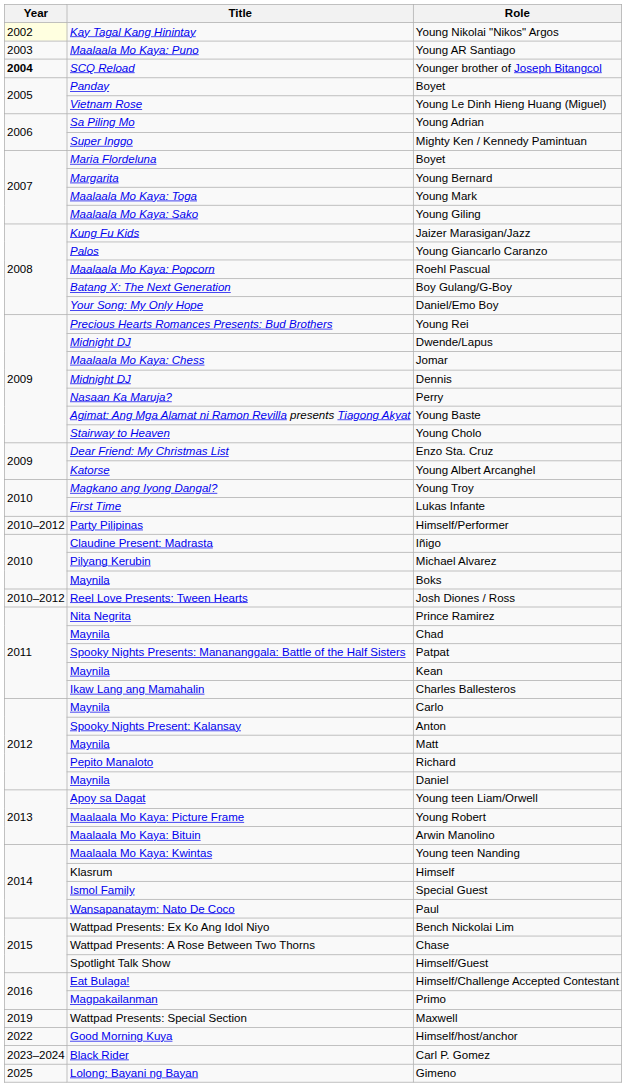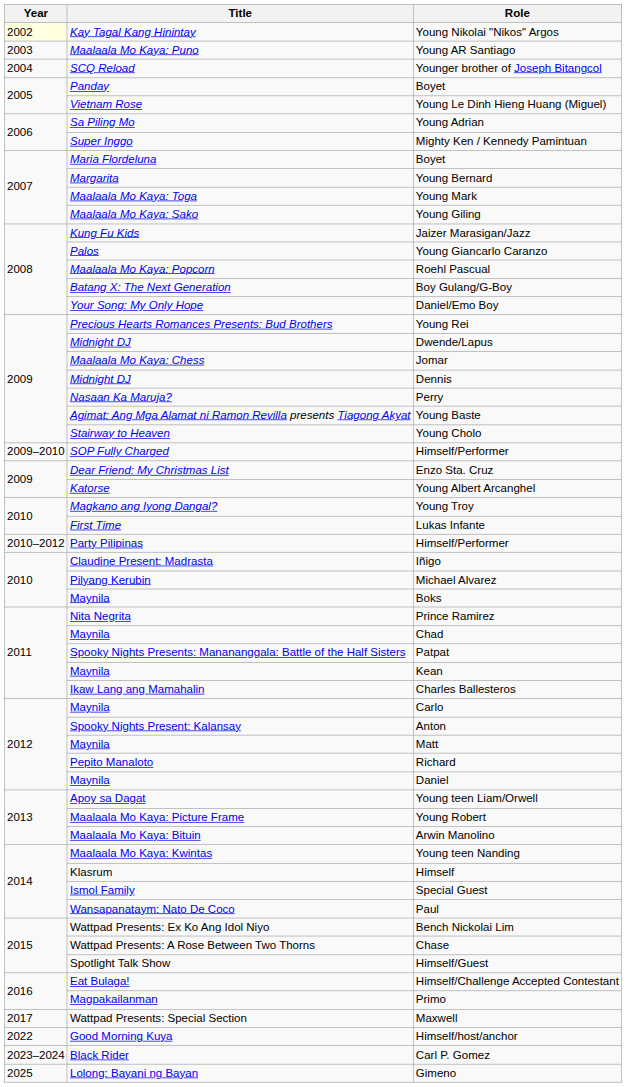(20, 68) bold -> (20, 68) normal
+ row: (119, 452)
- row: (159, 598)
(20, 1018) 2019 -> (20, 1018) 2017
